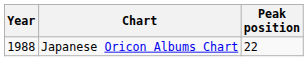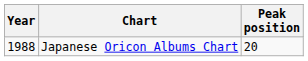(251, 47) 22 -> (251, 47) 20
